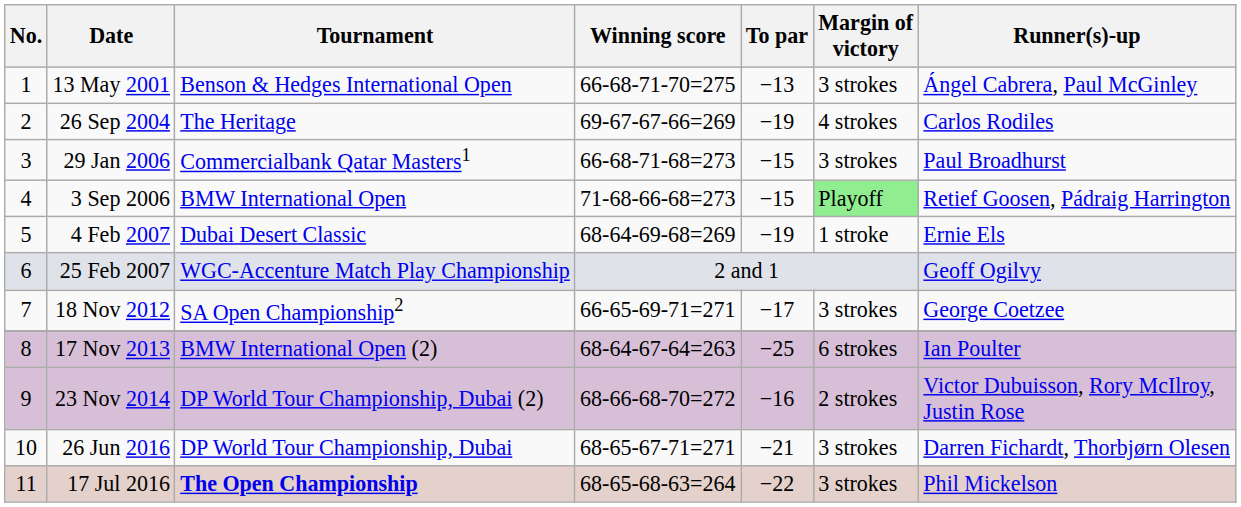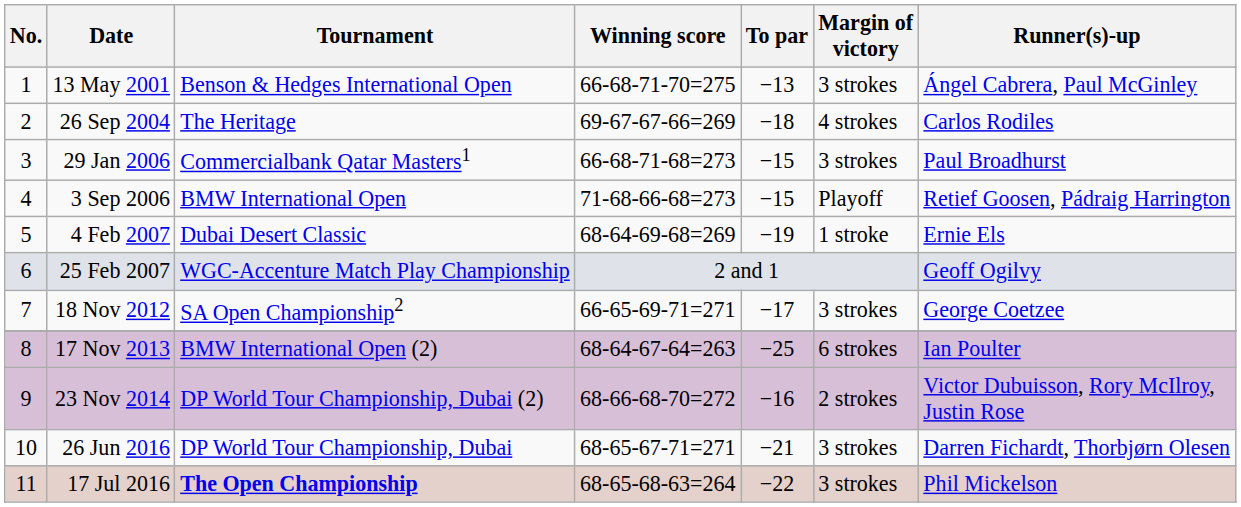(777, 121) −19 -> (777, 121) −18
(851, 198) lightgreen background -> (851, 198) no background
